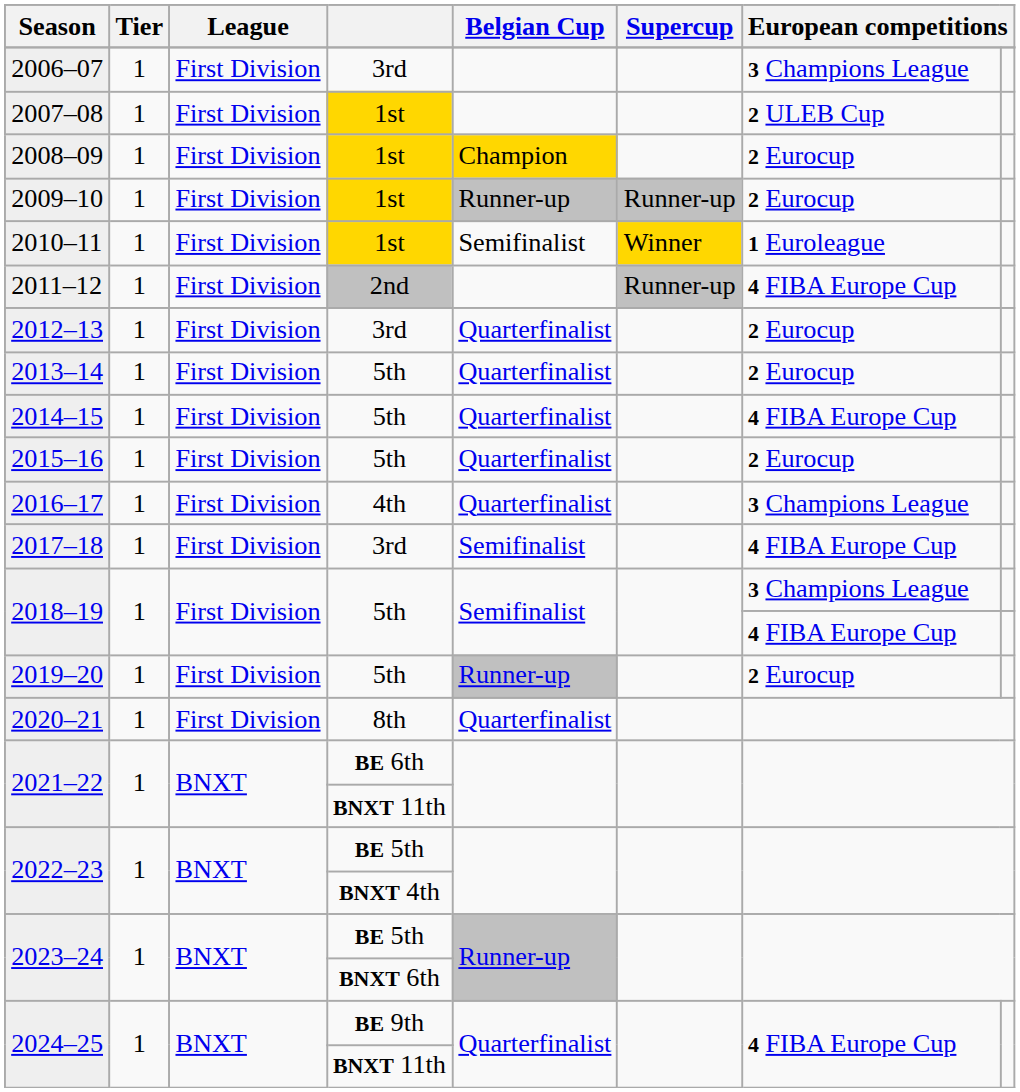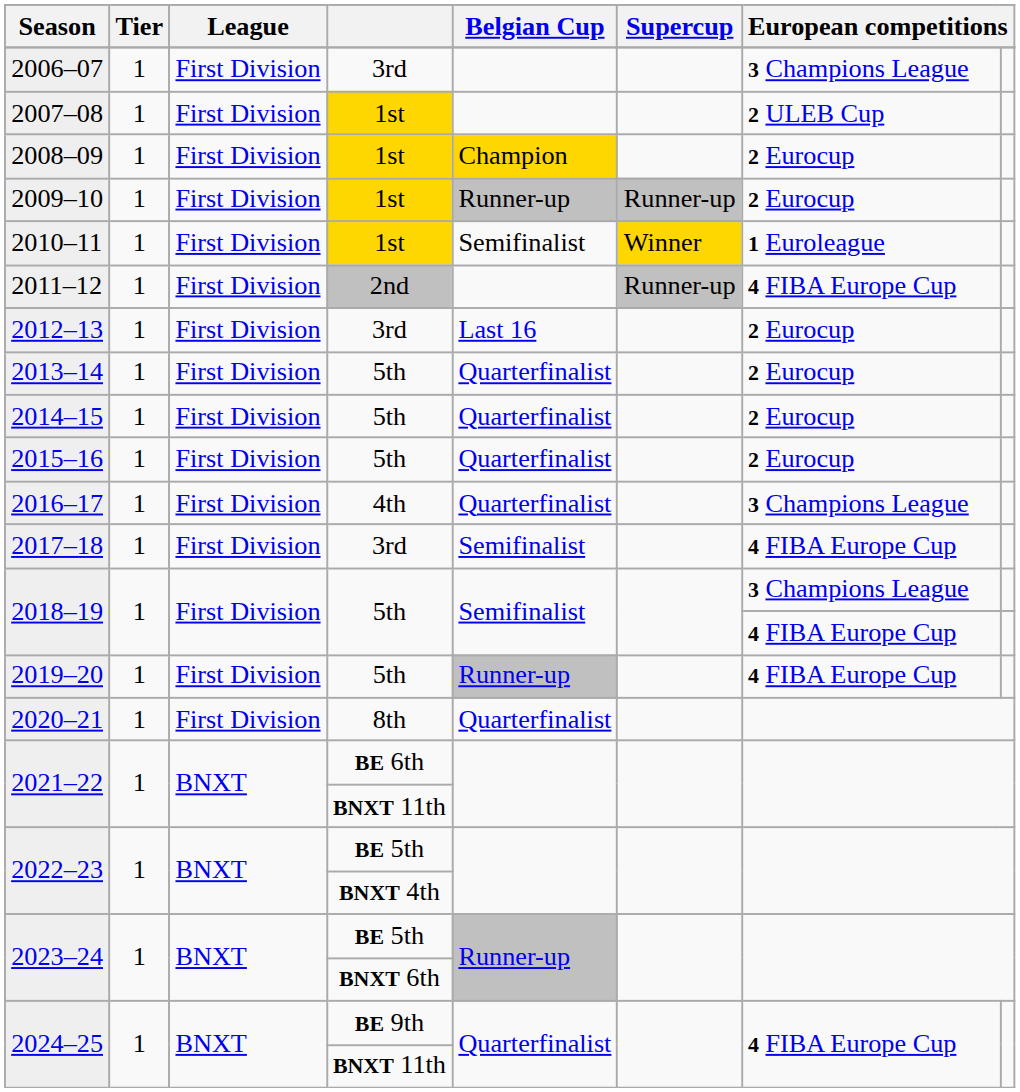(535, 328) Quarterfinalist -> (497, 328) Last 16
(852, 415) 4 FIBA Europe Cup -> (801, 415) 2 Eurocup
(801, 675) 2 Eurocup -> (852, 675) 4 FIBA Europe Cup
